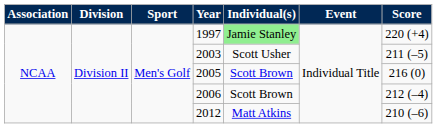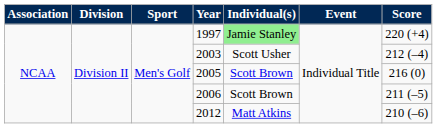(407, 53) 211 (–5) -> (407, 53) 212 (–4)
(407, 93) 212 (–4) -> (407, 93) 211 (–5)
